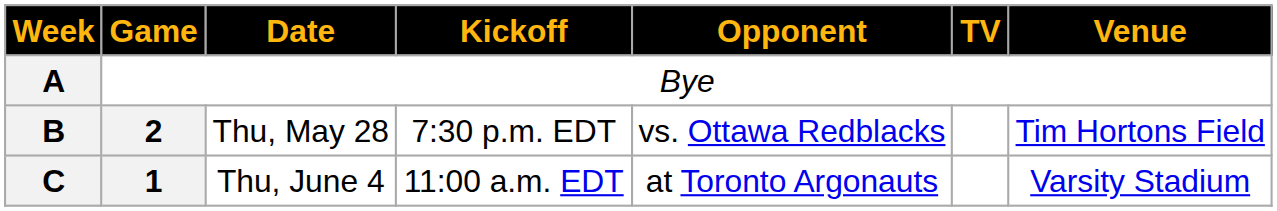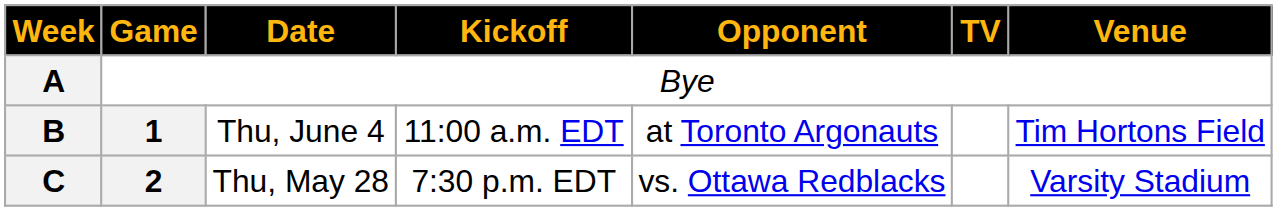(154, 131) 2 -> (154, 131) 1
(301, 131) Thu, May 28 -> (301, 131) Thu, June 4
(514, 131) 7:30 p.m. EDT -> (514, 131) 11:00 a.m. EDT
(792, 131) vs. Ottawa Redblacks -> (792, 131) at Toronto Argonauts
(154, 181) 1 -> (154, 181) 2
(301, 181) Thu, June 4 -> (301, 181) Thu, May 28
(514, 181) 11:00 a.m. EDT -> (514, 181) 7:30 p.m. EDT
(792, 181) at Toronto Argonauts -> (792, 181) vs. Ottawa Redblacks
